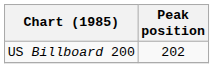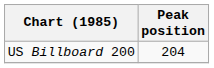(173, 52) 202 -> (173, 52) 204
